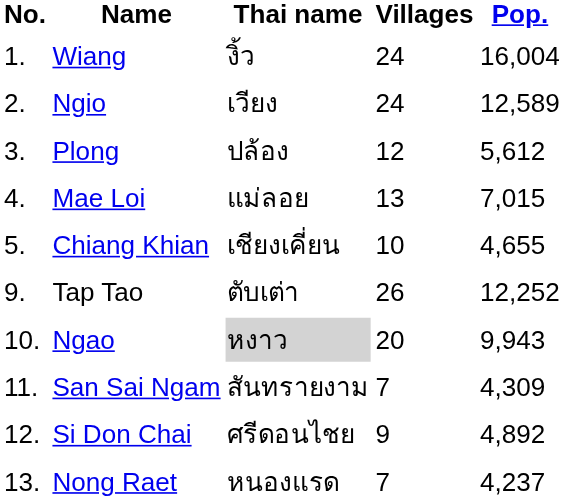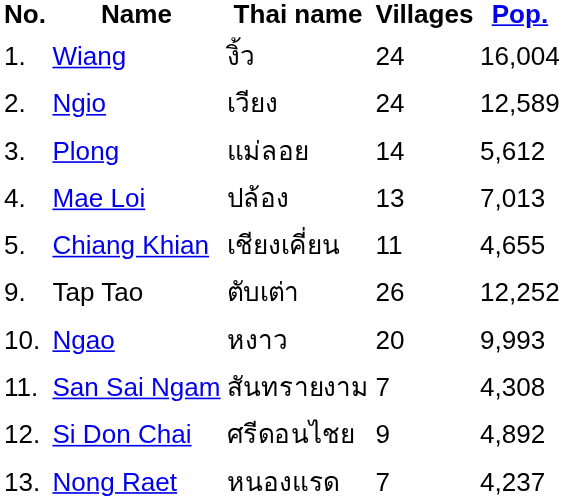(258, 151) ปล้อง -> (268, 151) แม่ลอย
(390, 150) 12 -> (390, 150) 14
(268, 198) แม่ลอย -> (258, 198) ปล้อง
(513, 197) 7,015 -> (513, 197) 7,013
(390, 244) 10 -> (389, 244) 11
(257, 340) lightgrey background -> (257, 340) no background
(513, 339) 9,943 -> (513, 339) 9,993
(513, 386) 4,309 -> (513, 386) 4,308
